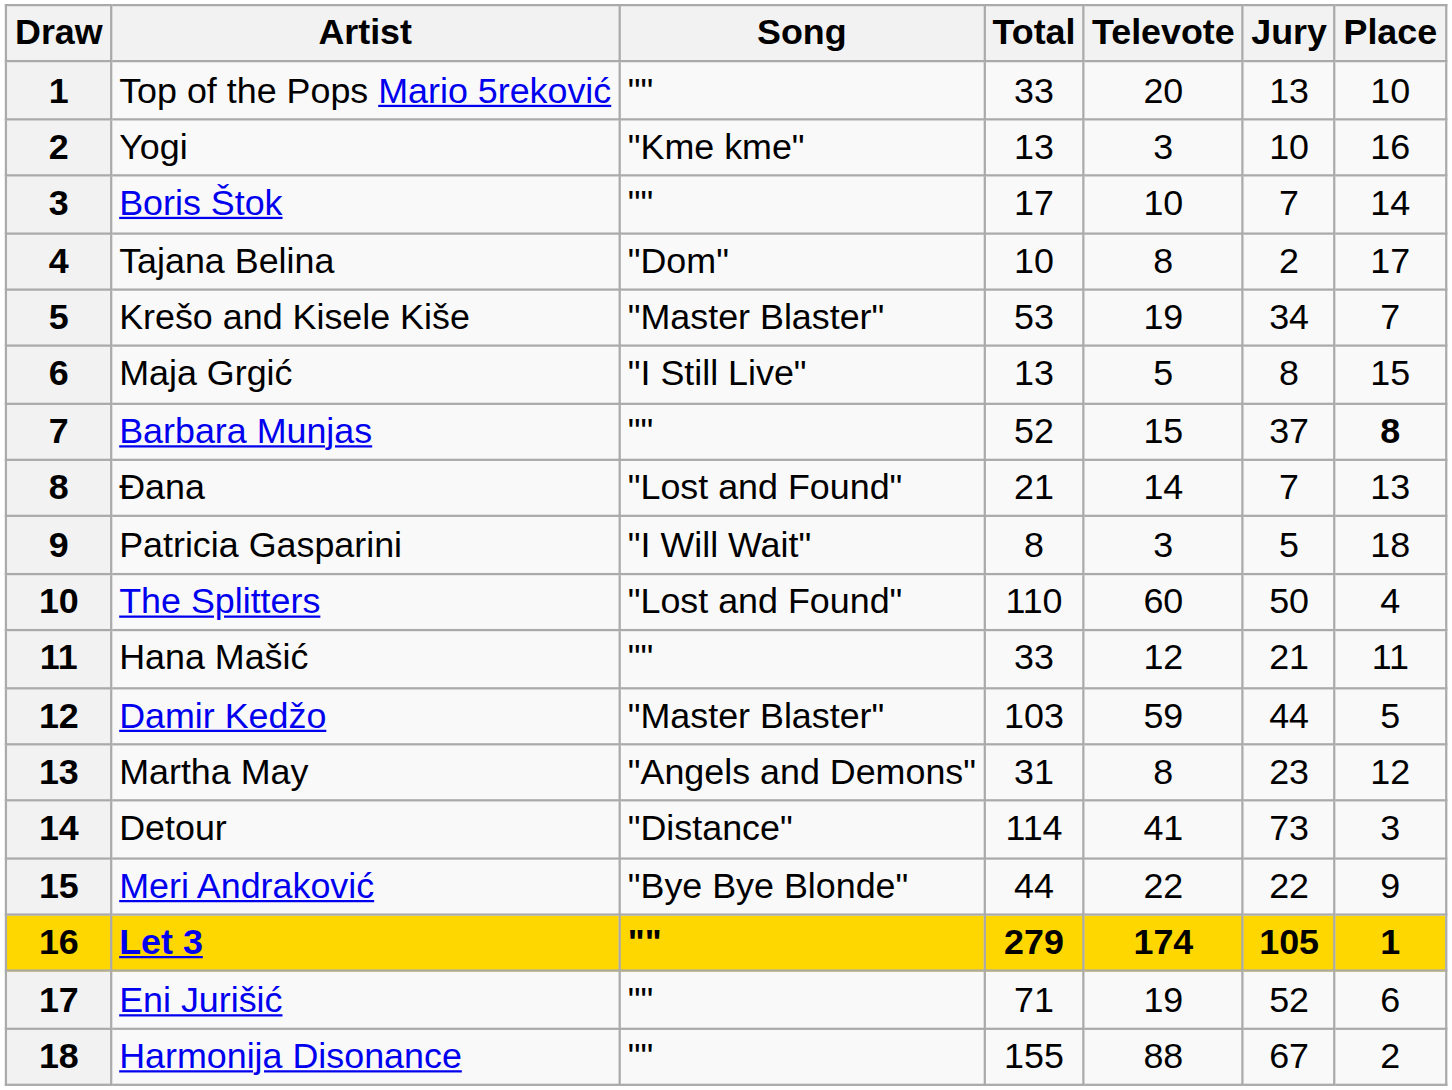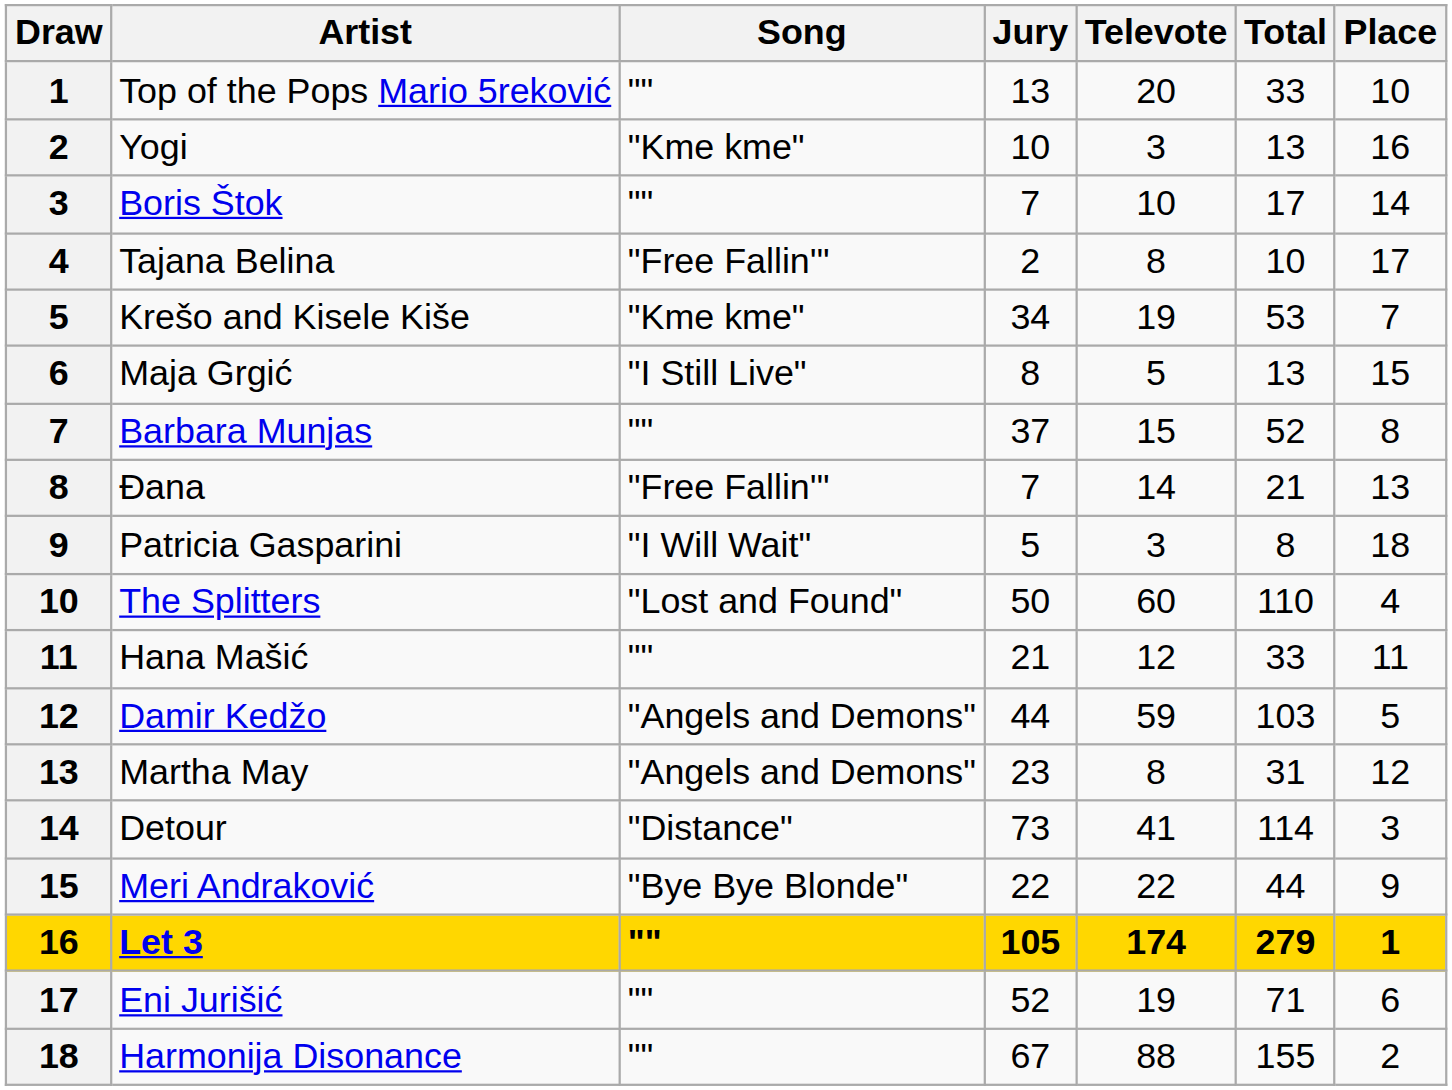columns swapped: (1289, 32) <-> (1034, 32)
(678, 260) "Dom" -> (729, 260) "Free Fallin'"
(756, 317) "Master Blaster" -> (716, 317) "Kme kme"
(1390, 430) bold -> (1390, 430) normal
(765, 487) "Lost and Found" -> (729, 487) "Free Fallin'"
(756, 714) "Master Blaster" -> (802, 714) "Angels and Demons"
